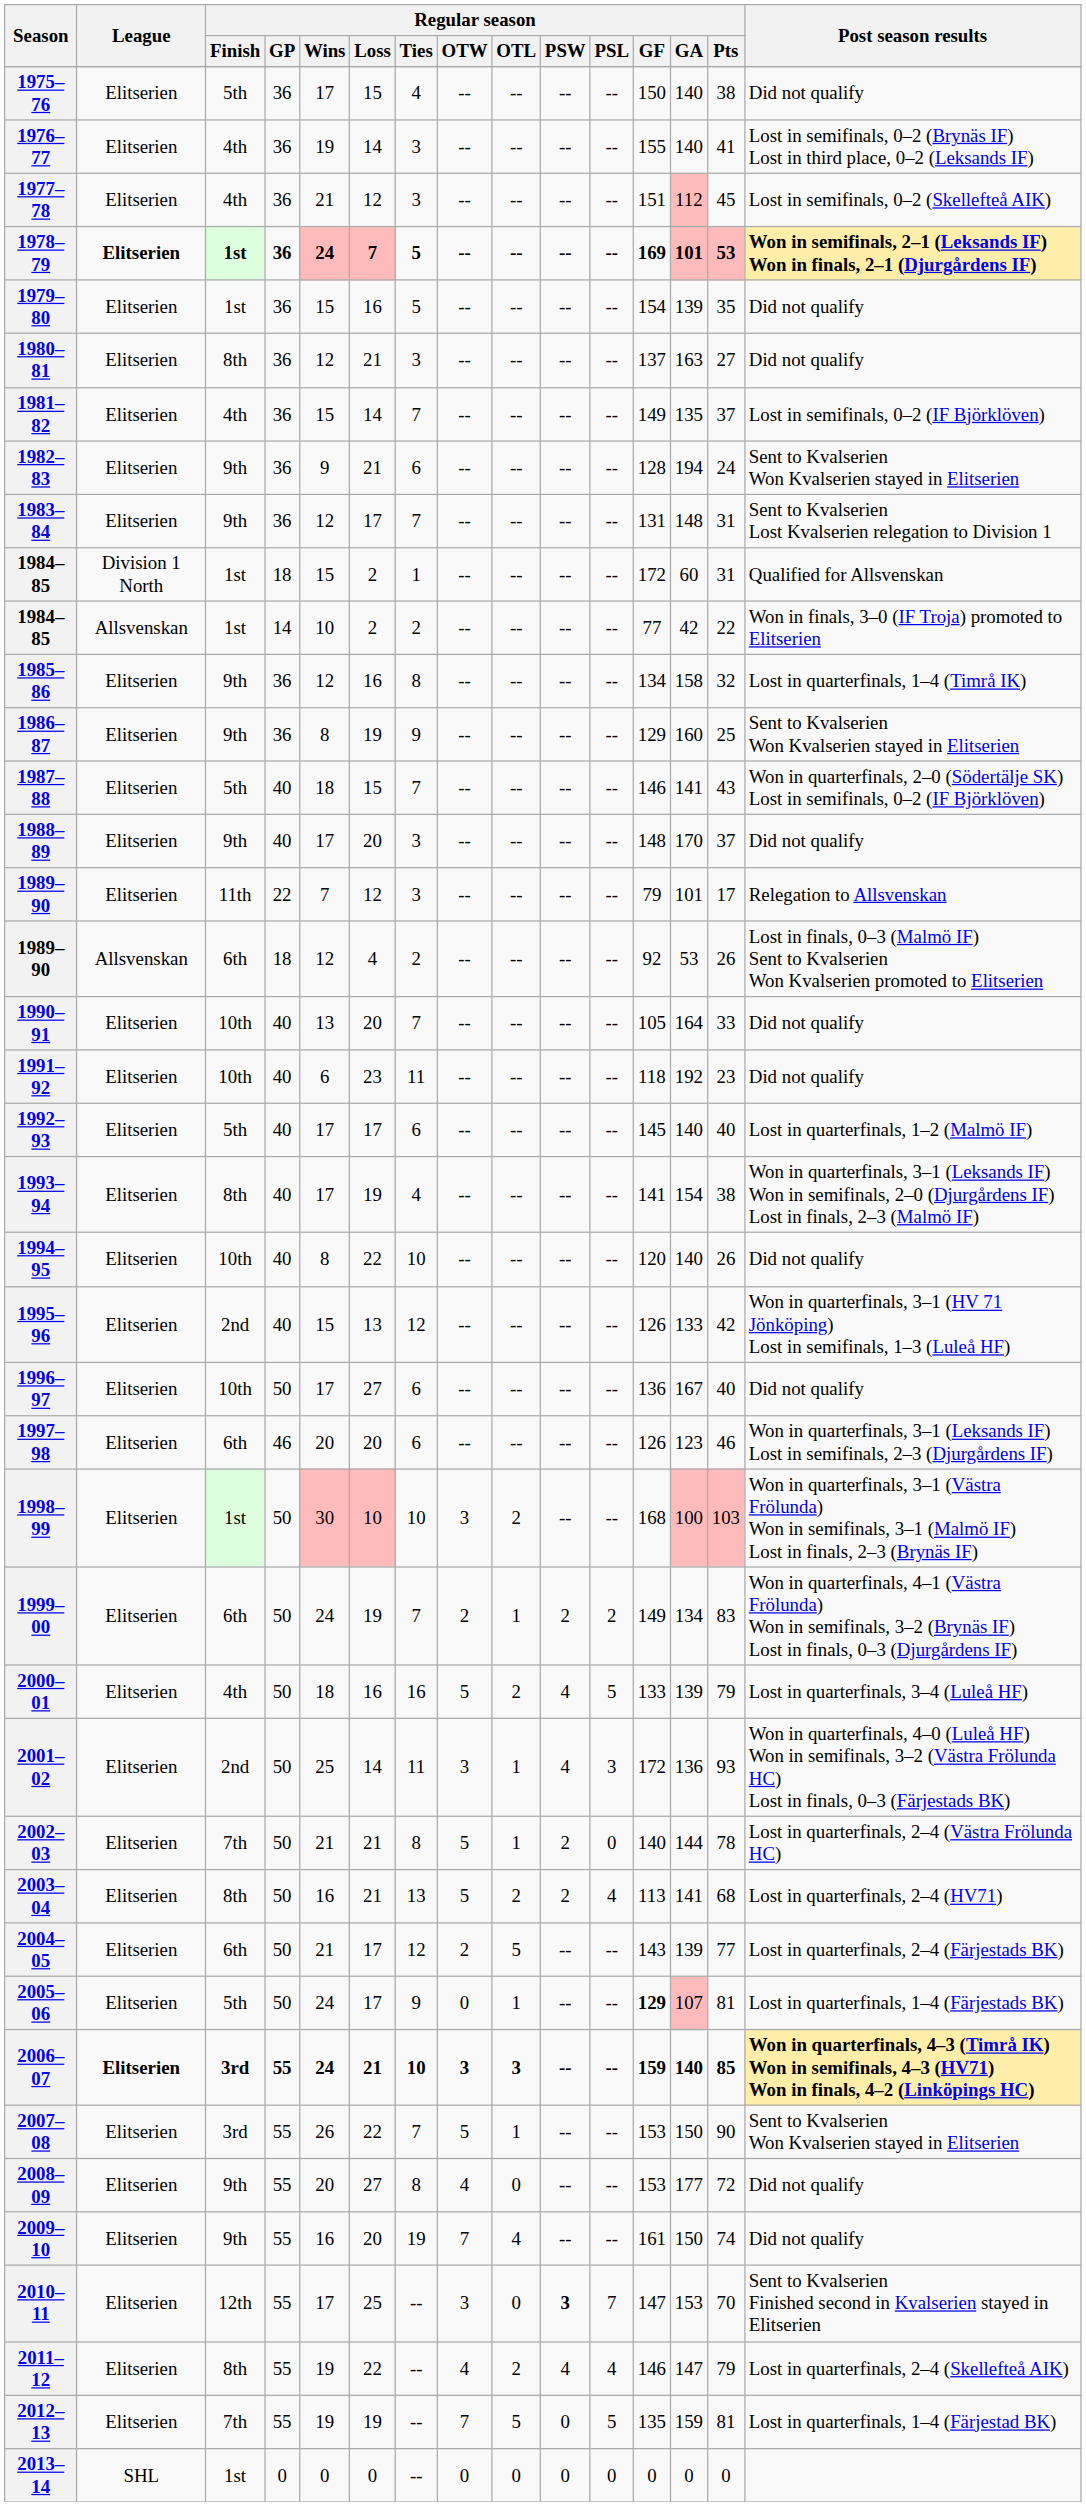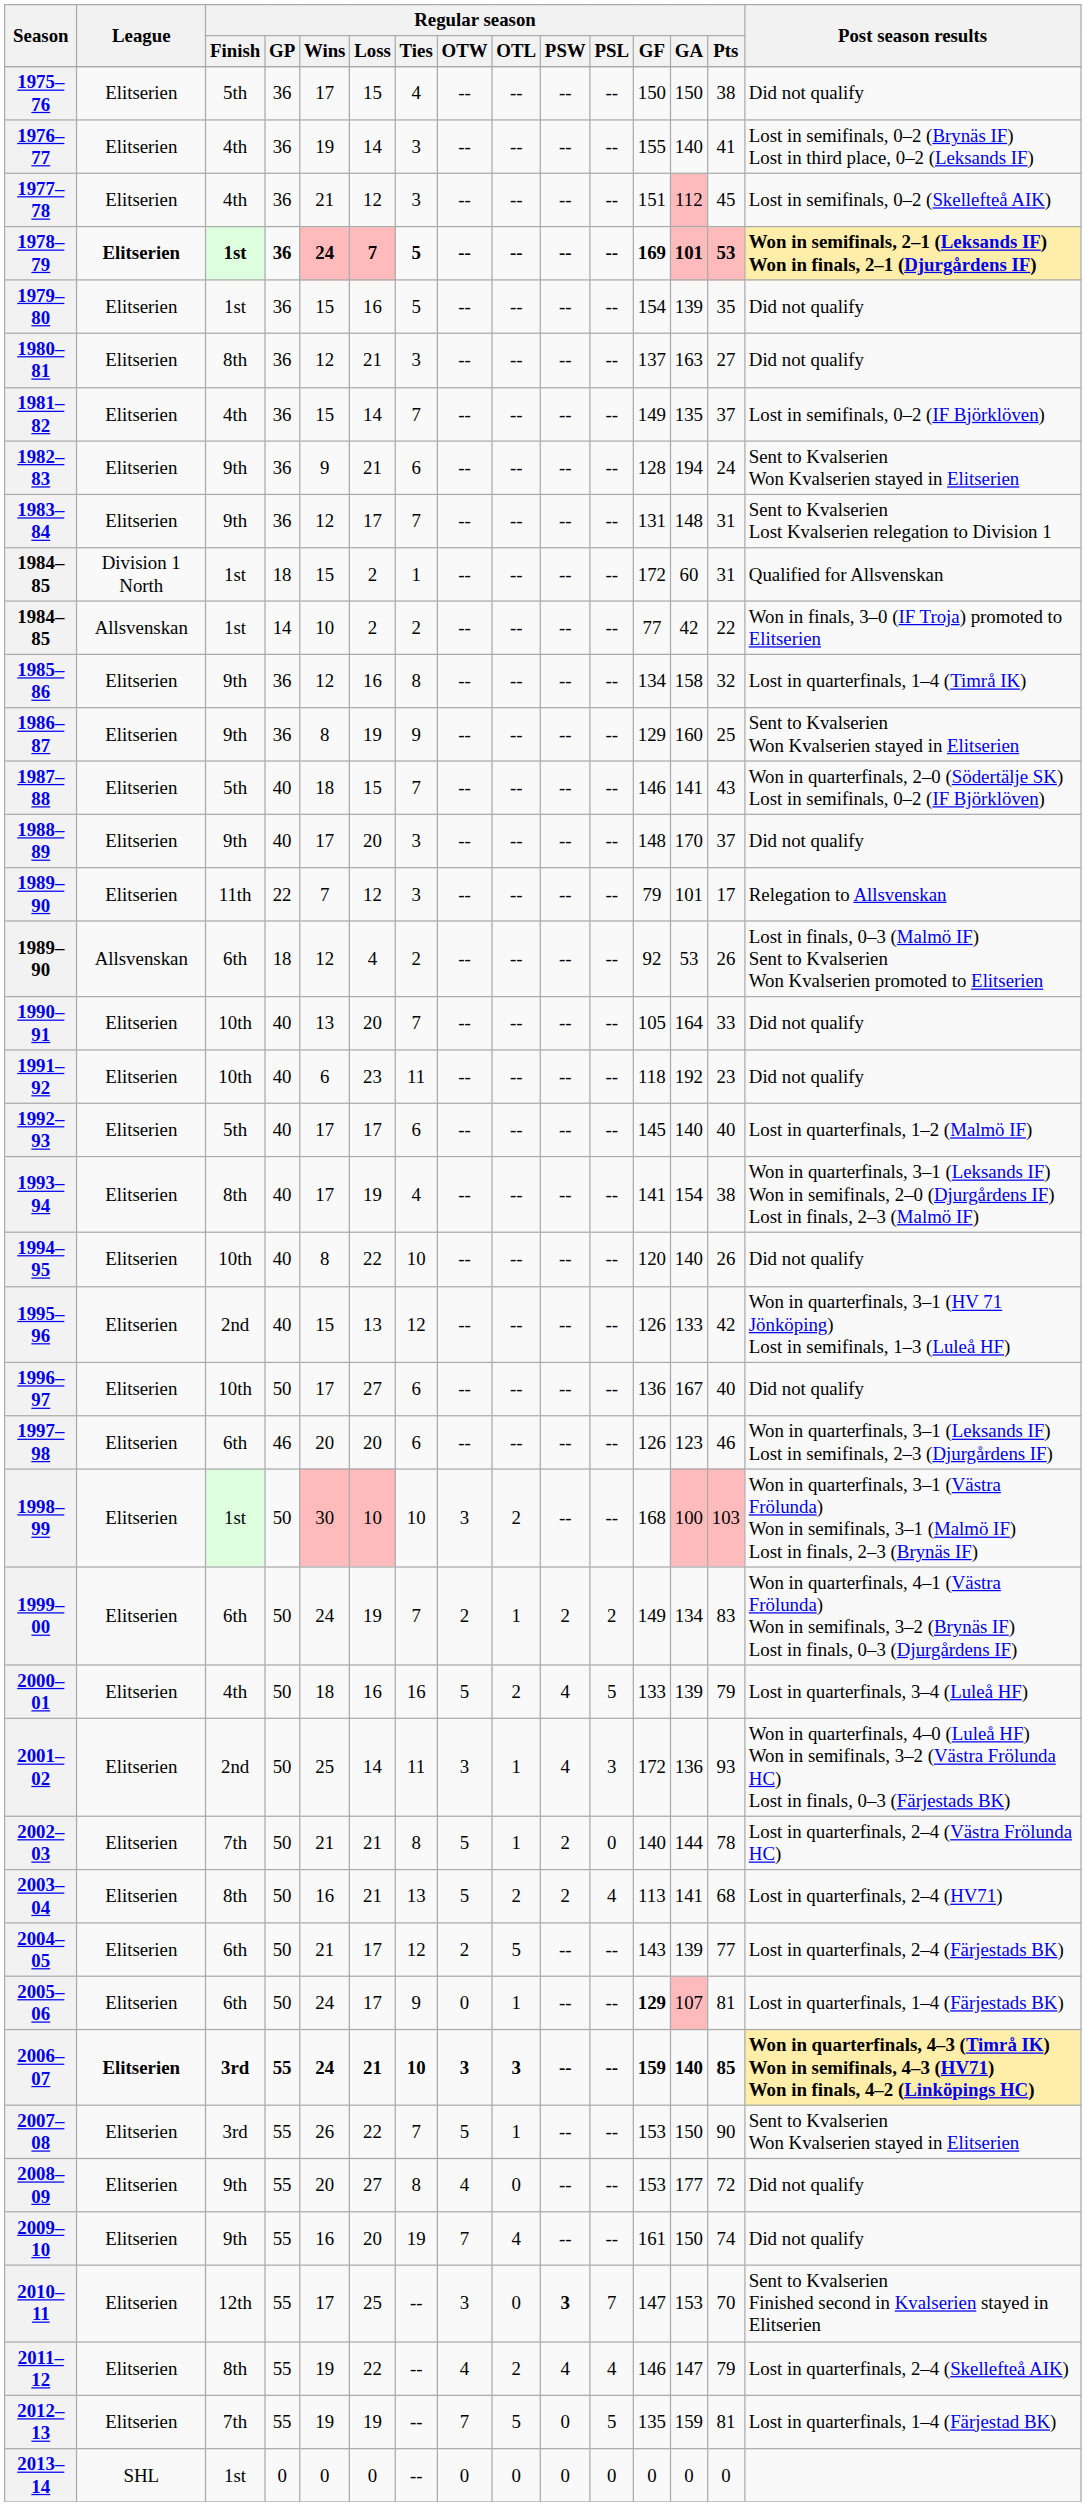(689, 93) 140 -> (689, 93) 150
(235, 2003) 5th -> (235, 2003) 6th
